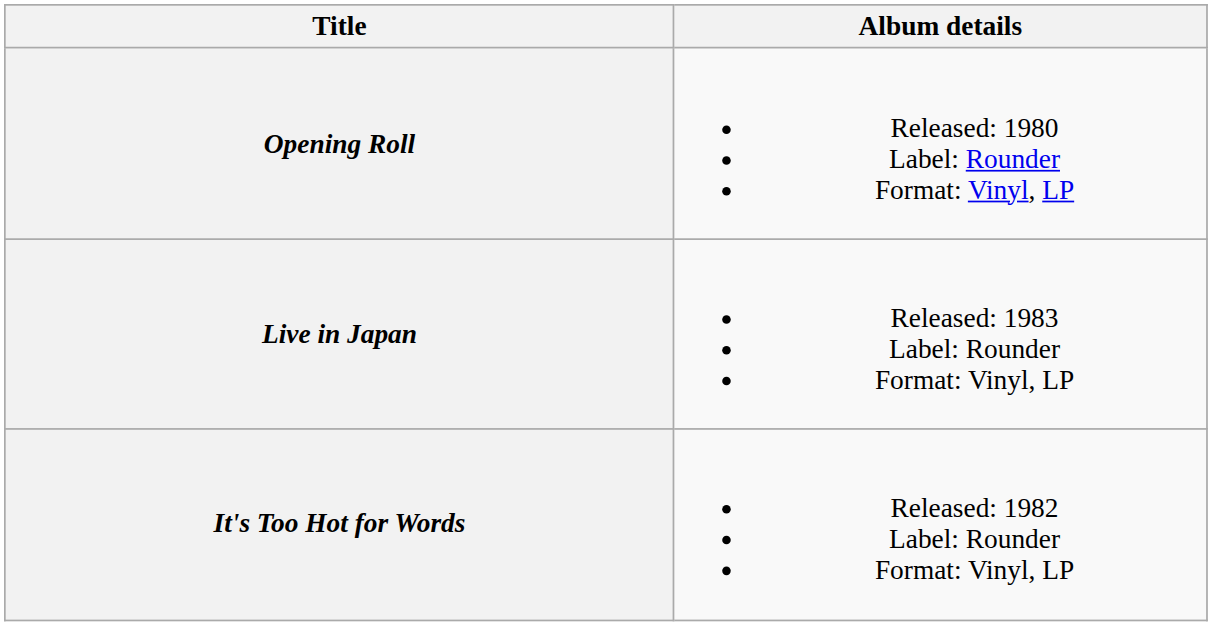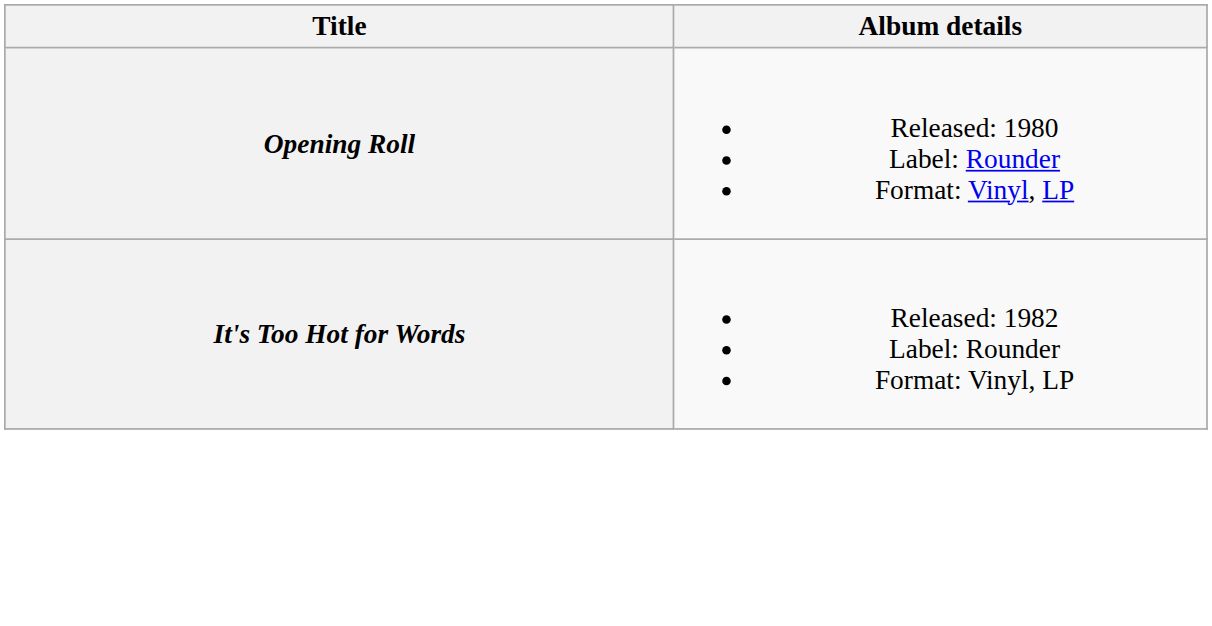- row: (339, 333)
